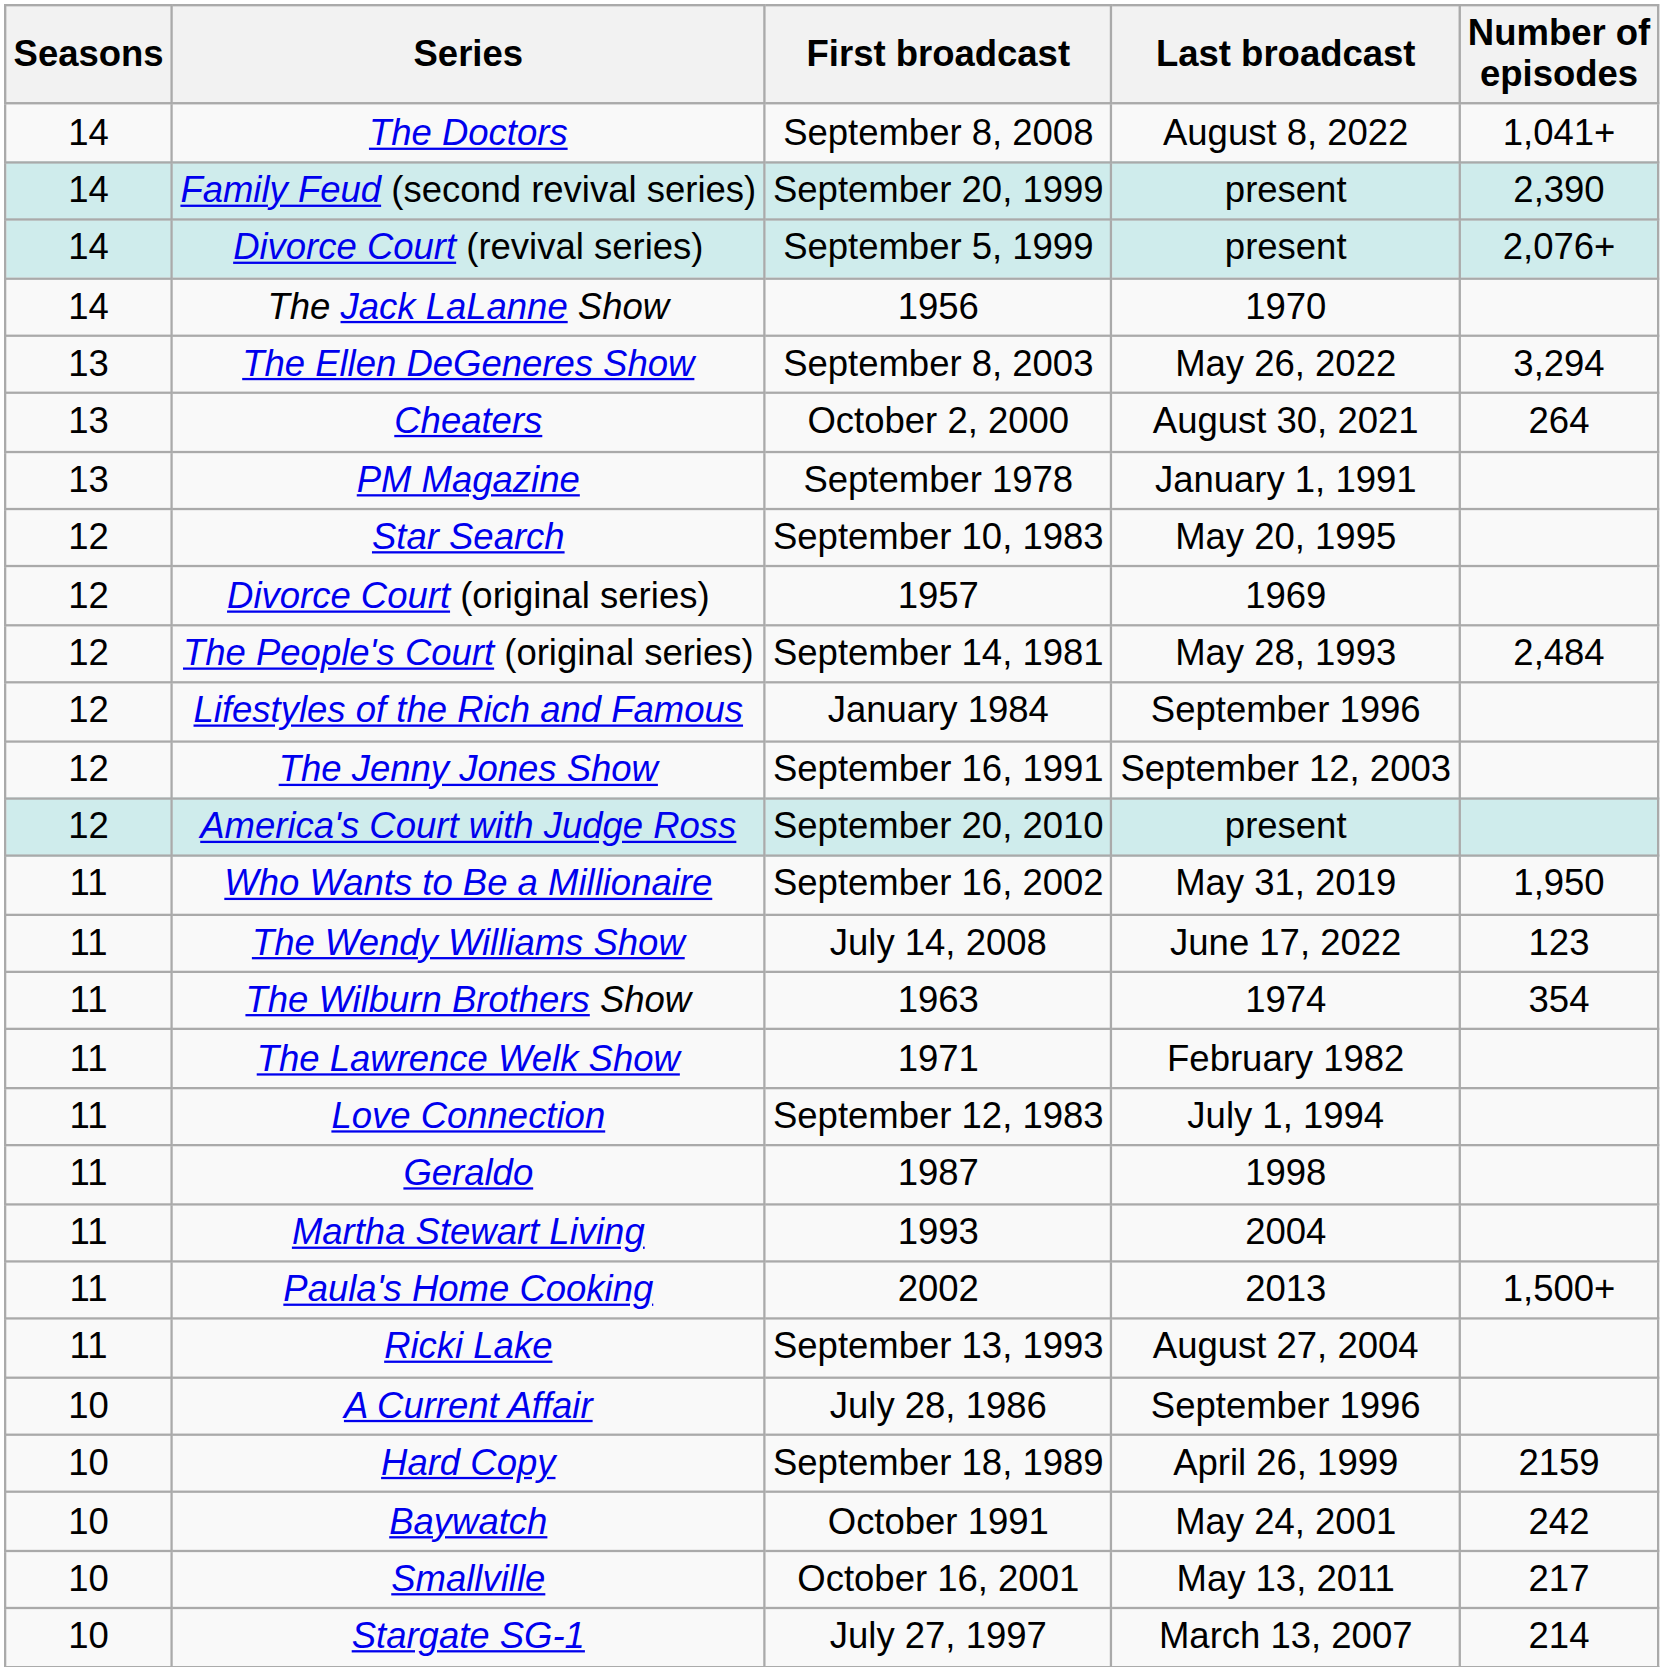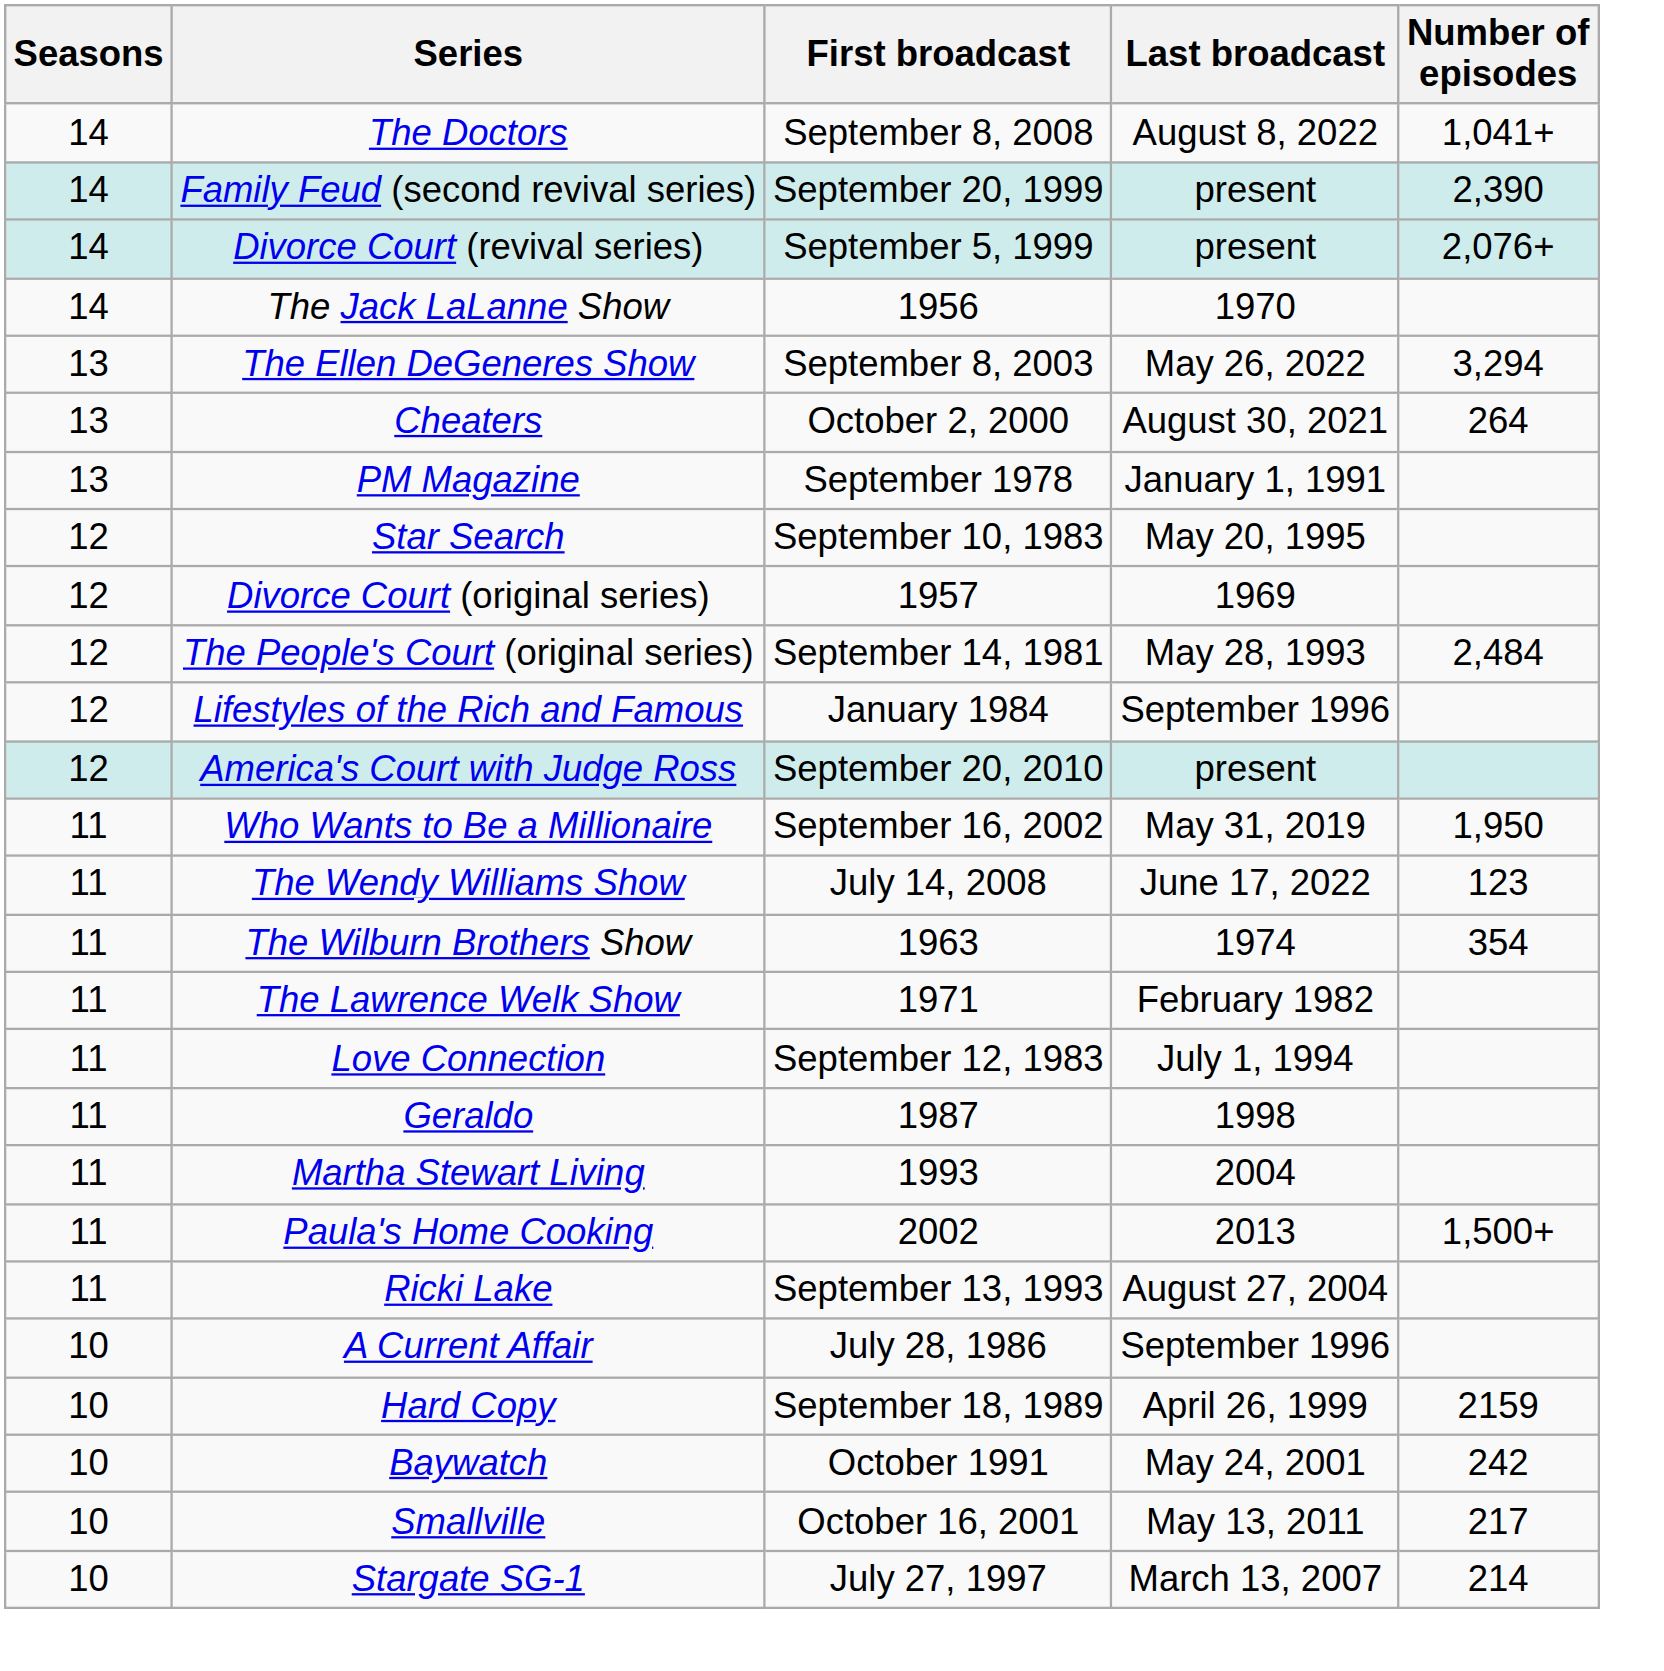- row: (468, 768)
